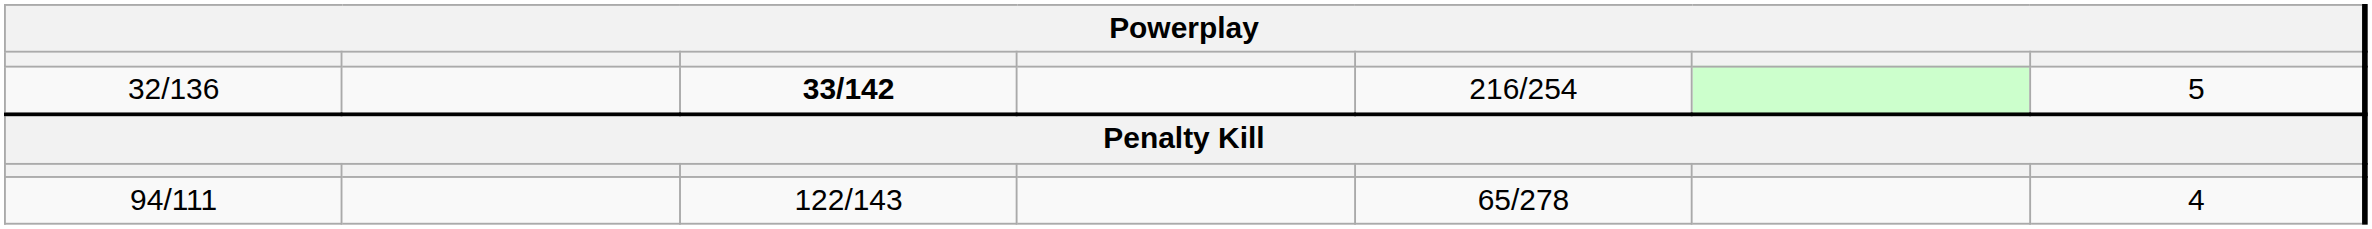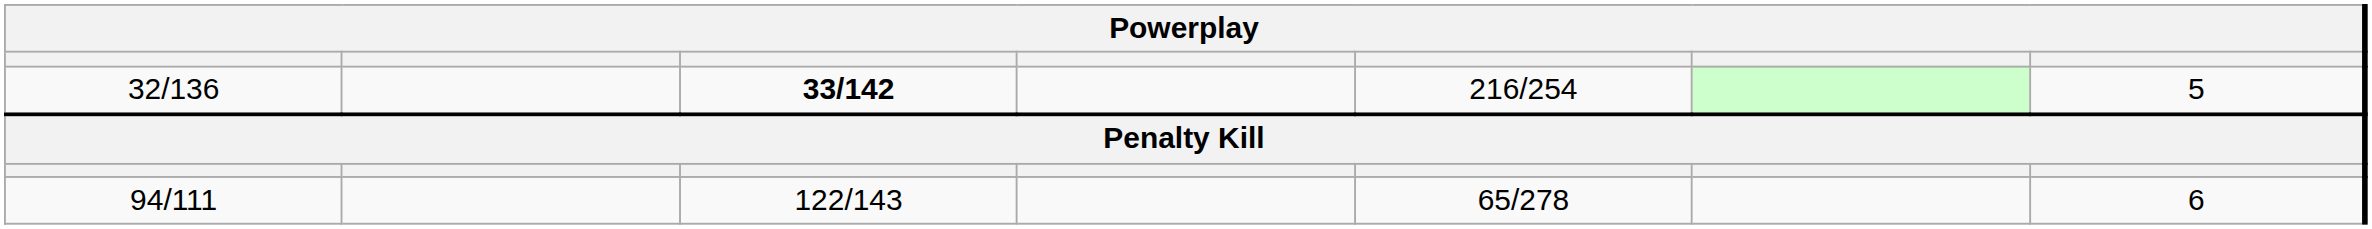(2196, 200) 4 -> (2196, 200) 6
